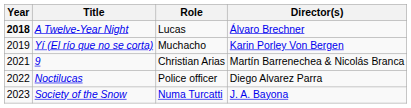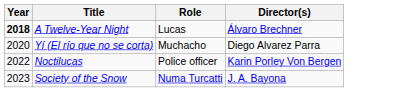(18, 45) 2019 -> (18, 45) 2020
(287, 45) Karin Porley Von Bergen -> (274, 45) Diego Alvarez Parra
- row: (38, 62)
(276, 78) Diego Alvarez Parra -> (284, 62) Karin Porley Von Bergen
